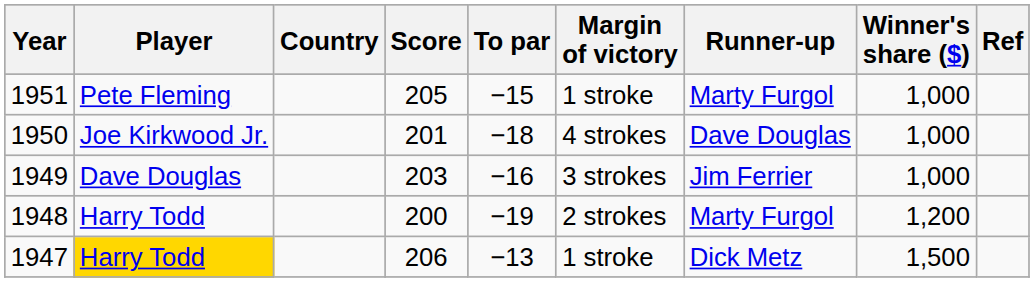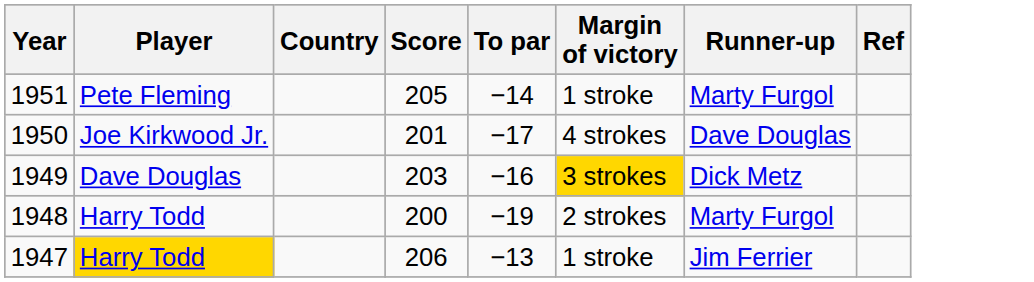- column: (916, 40)
(512, 95) −15 -> (512, 95) −14
(512, 135) −18 -> (512, 135) −17
(614, 176) no background -> (614, 176) gold background
(751, 176) Jim Ferrier -> (746, 176) Dick Metz
(746, 257) Dick Metz -> (751, 257) Jim Ferrier
